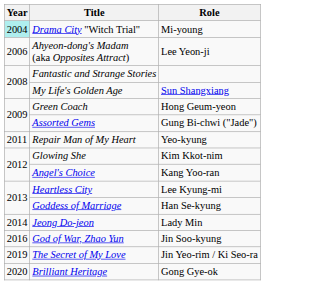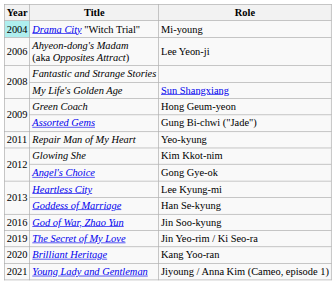(190, 172) Kang Yoo-ran -> (189, 172) Gong Gye-ok
- row: (63, 222)
(189, 271) Gong Gye-ok -> (190, 255) Kang Yoo-ran
+ row: (90, 271)
